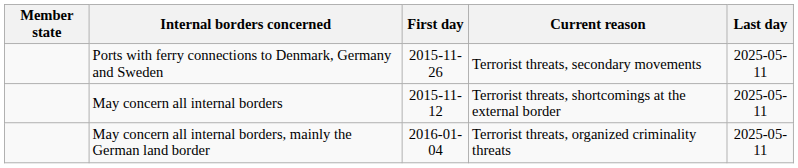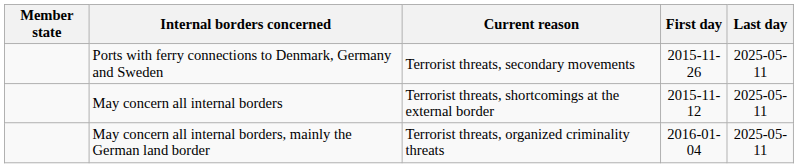columns swapped: (598, 24) <-> (435, 24)
